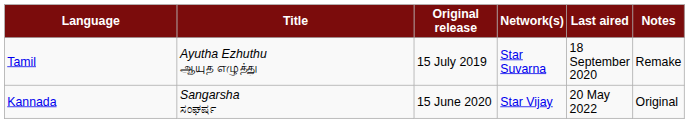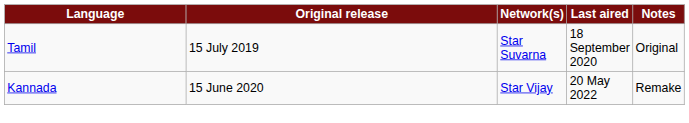- column: (296, 21)
(658, 61) Remake -> (657, 47) Original
(657, 101) Original -> (659, 87) Remake
